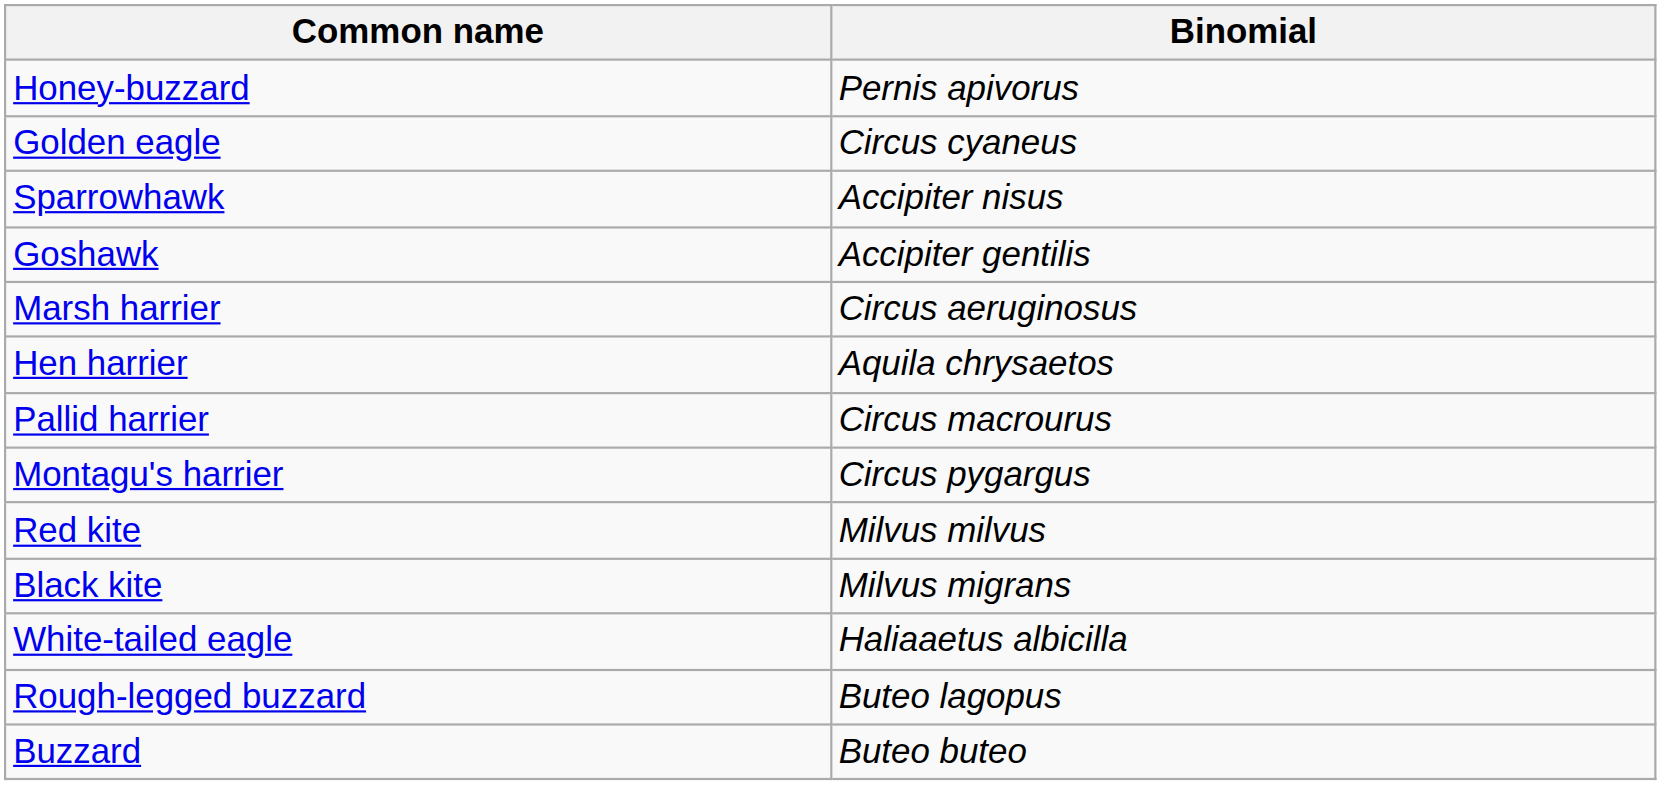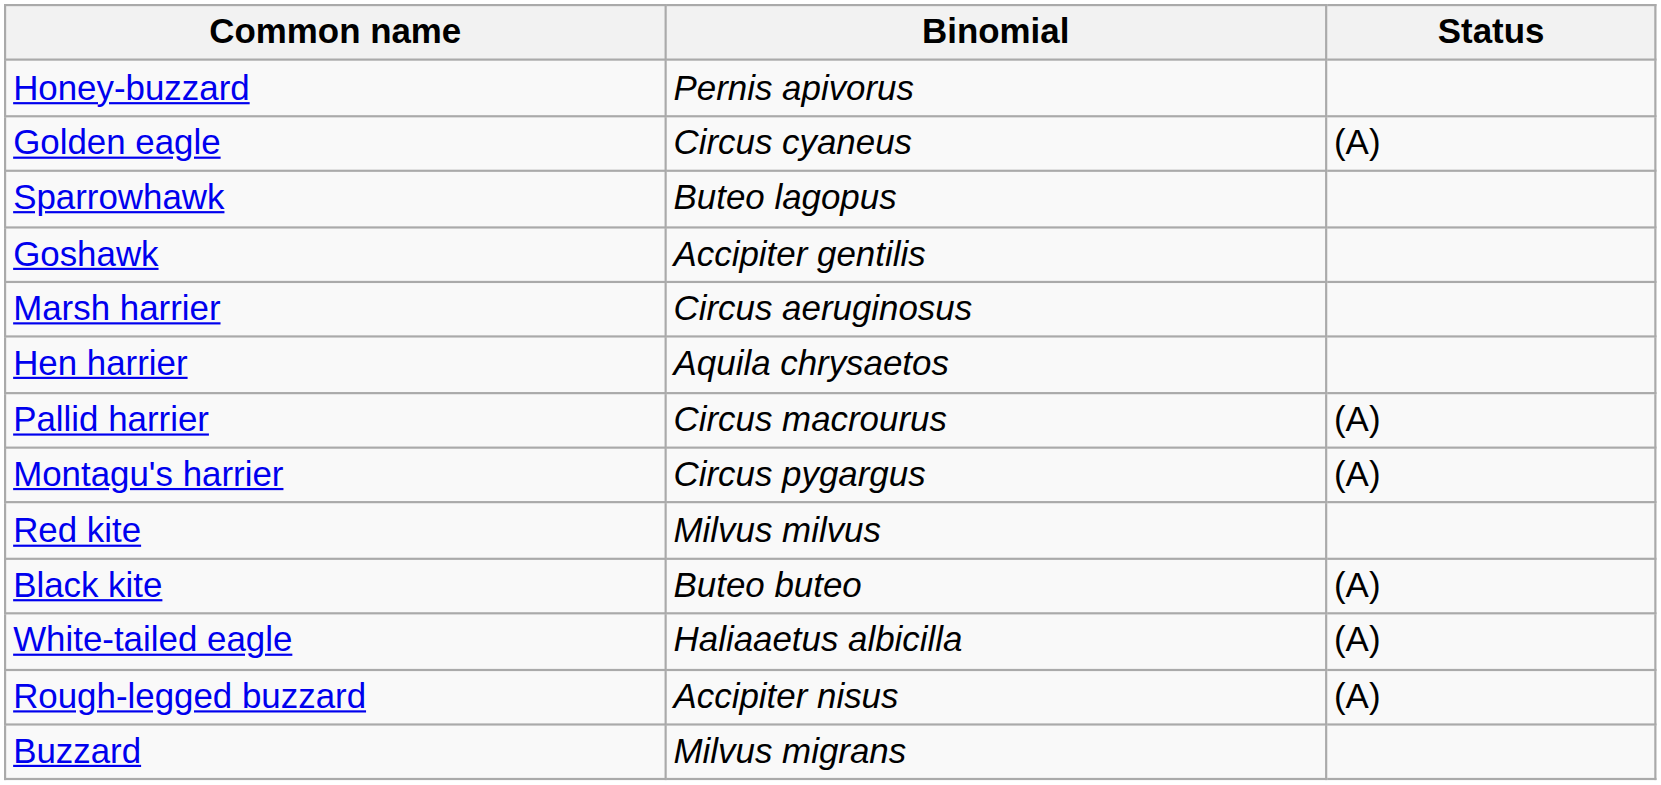+ column: (1491, 32)
(951, 198) Accipiter nisus -> (785, 198) Buteo lagopus
(955, 585) Milvus migrans -> (768, 585) Buteo buteo
(950, 695) Buteo lagopus -> (786, 695) Accipiter nisus
(933, 751) Buteo buteo -> (790, 751) Milvus migrans
